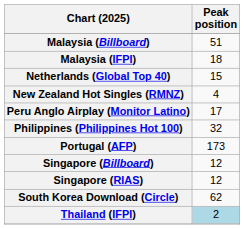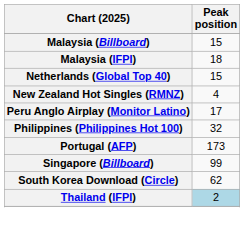(216, 42) 51 -> (216, 42) 15
(216, 163) 12 -> (216, 163) 99
- row: (98, 180)
